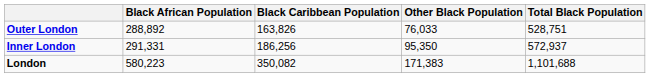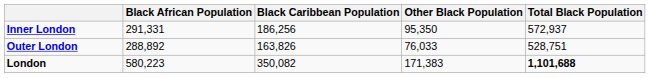rows swapped: (41, 47) <-> (42, 30)
(552, 64) normal -> (552, 64) bold
